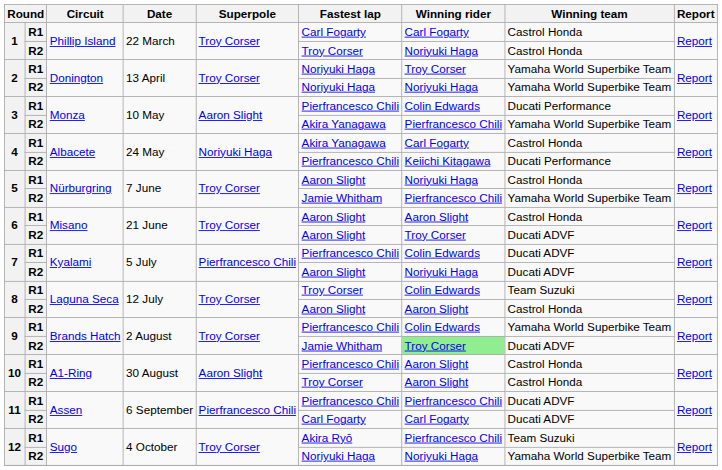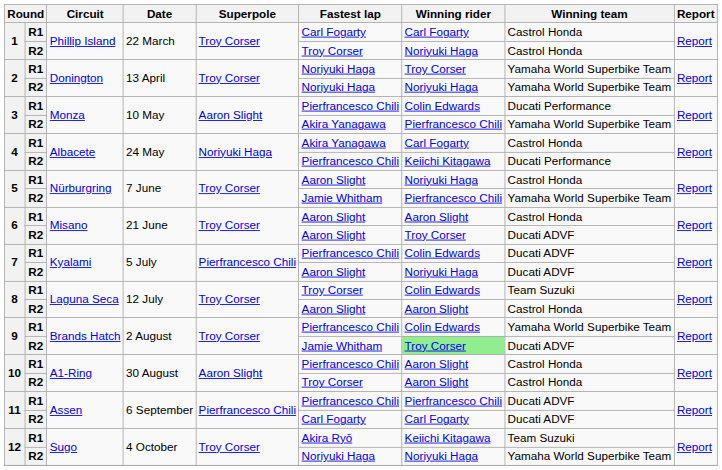(453, 437) Pierfrancesco Chili -> (447, 437) Keiichi Kitagawa
